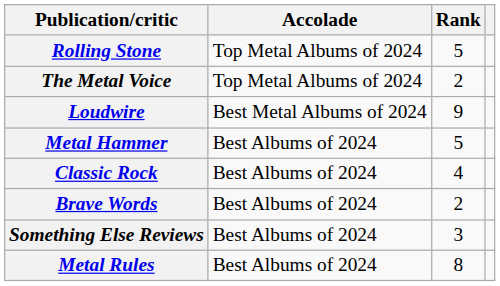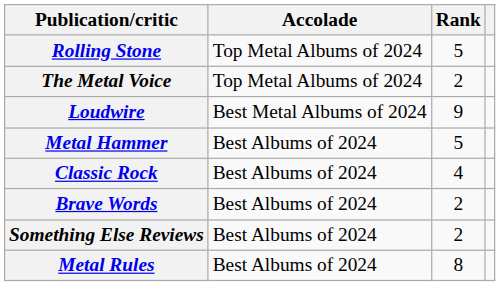(458, 234) 3 -> (458, 234) 2
